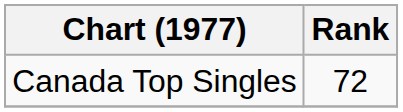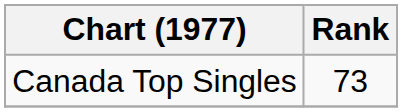(350, 80) 72 -> (350, 80) 73
